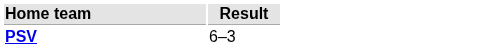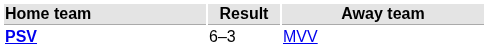+ column: (383, 14)
